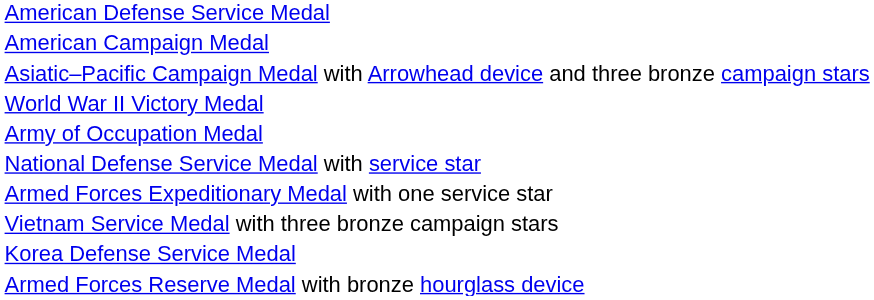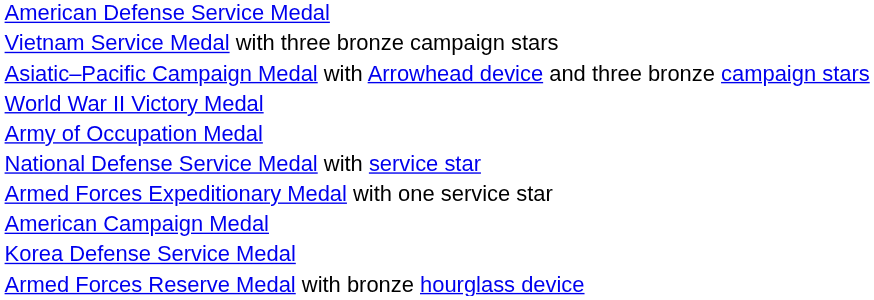rows swapped: (137, 43) <-> (282, 224)
